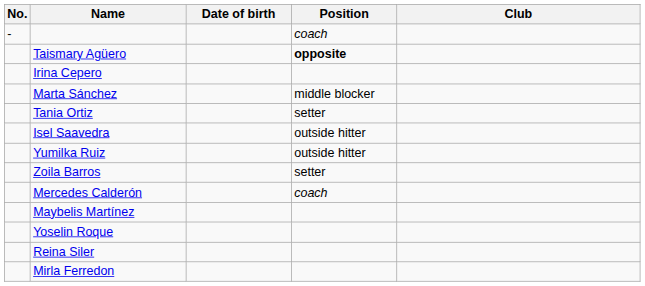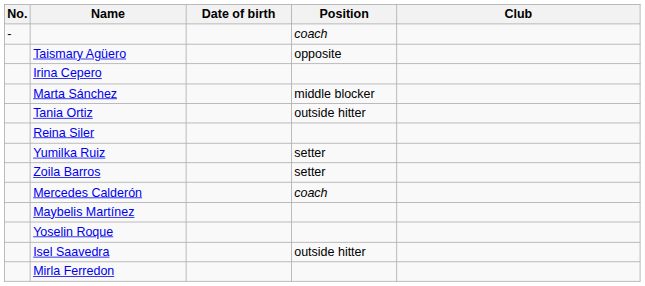(320, 53) bold -> (318, 53) normal
(310, 113) setter -> (330, 113) outside hitter
rows swapped: (71, 133) <-> (64, 251)
(330, 152) outside hitter -> (310, 152) setter
